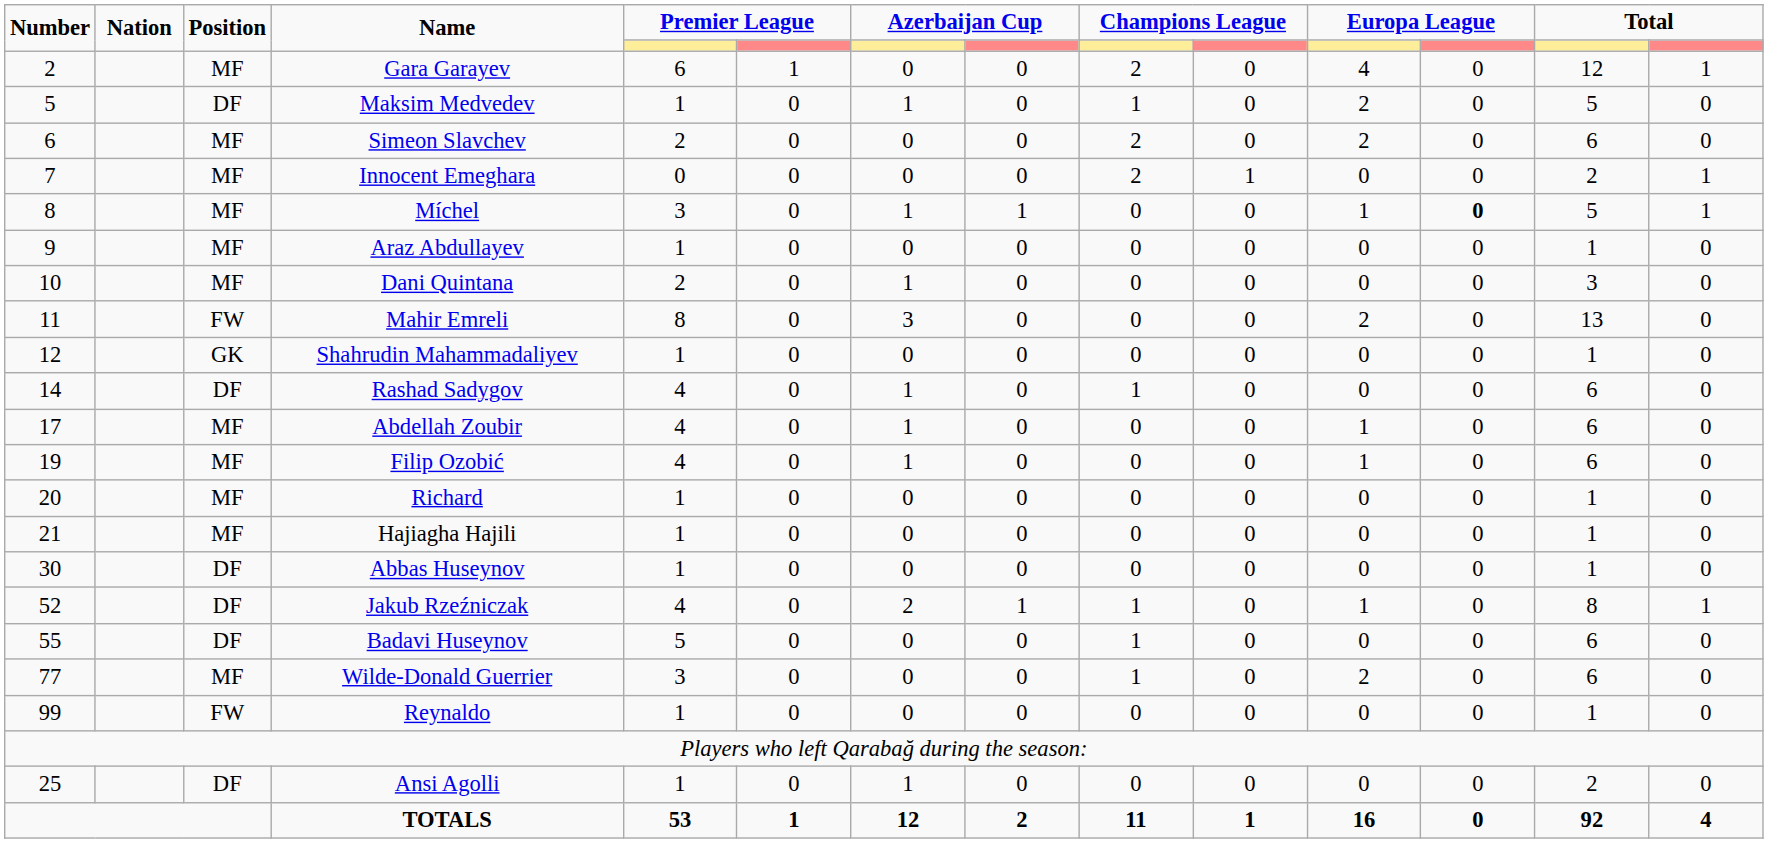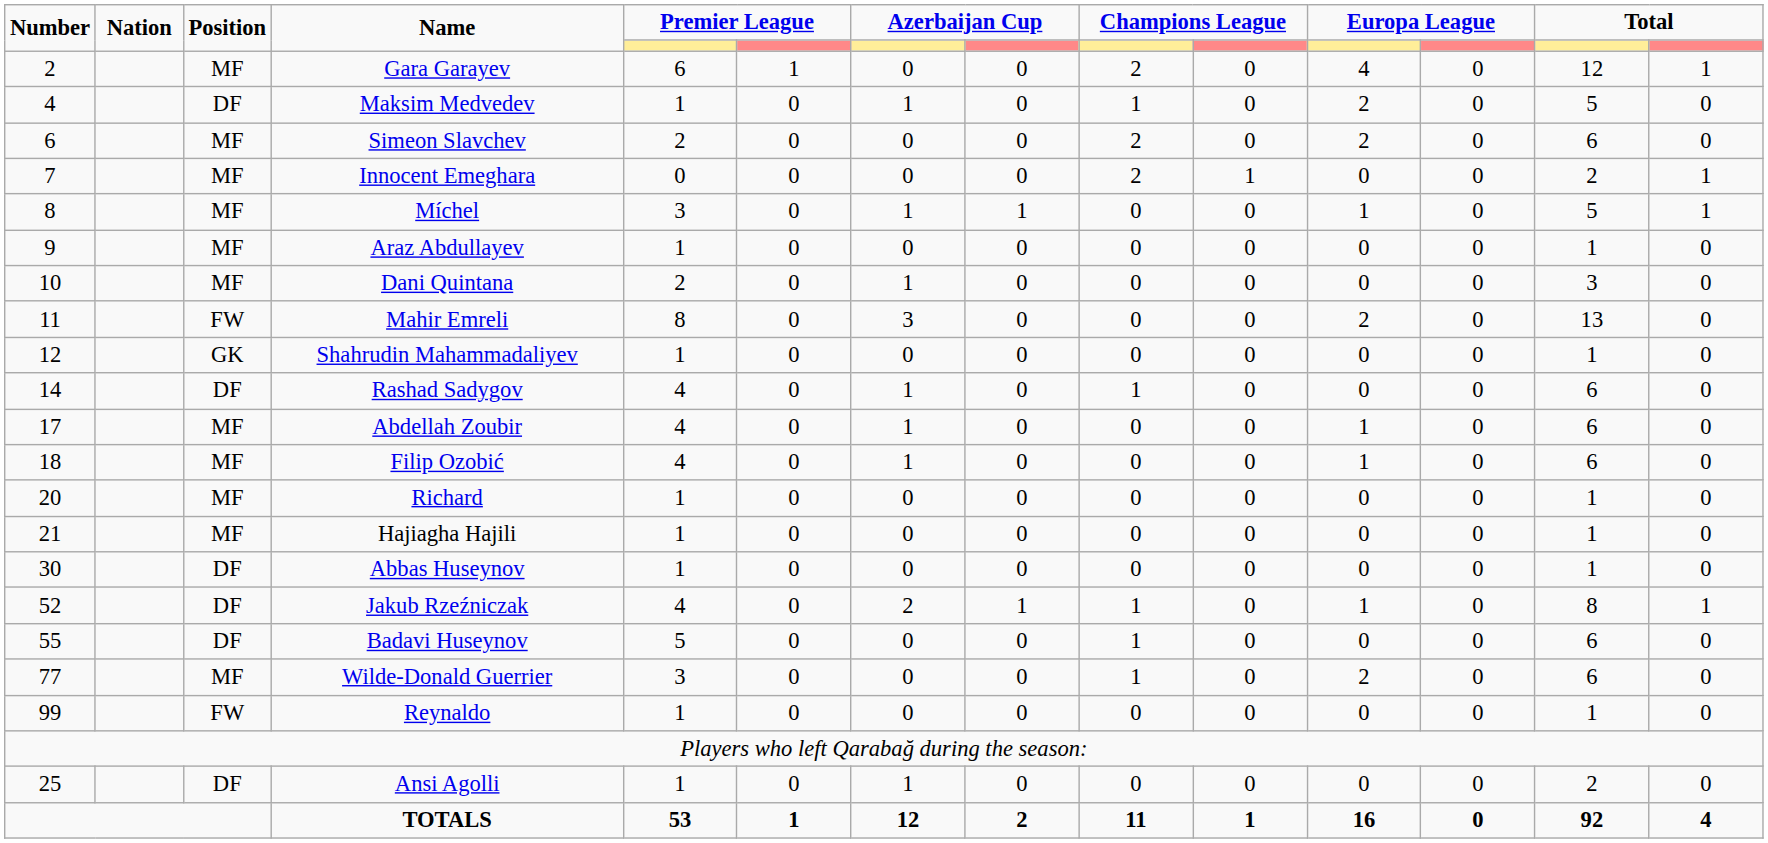(50, 104) 5 -> (50, 104) 4
(1478, 211) bold -> (1478, 211) normal
(50, 462) 19 -> (50, 462) 18
